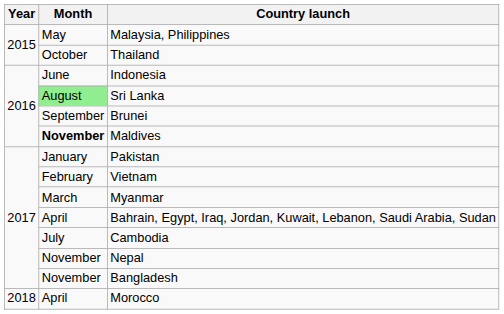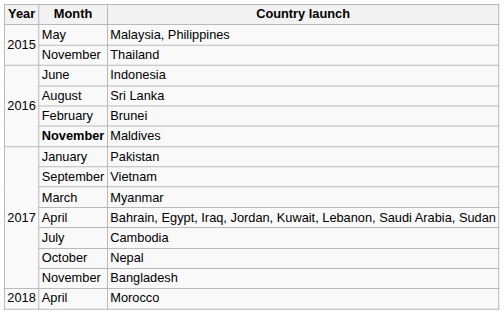(64, 55) October -> (71, 55) November
(62, 95) lightgreen background -> (62, 95) no background
(73, 116) September -> (67, 116) February
(67, 177) February -> (73, 177) September
(71, 258) November -> (64, 258) October
